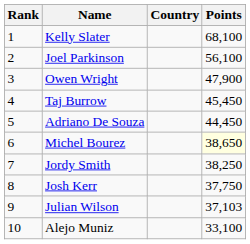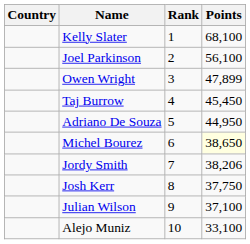columns swapped: (23, 15) <-> (175, 15)
(224, 79) 47,900 -> (224, 79) 47,899
(224, 121) 44,450 -> (224, 121) 44,950
(224, 164) 38,250 -> (224, 164) 38,206
(224, 206) 37,103 -> (224, 206) 37,100
